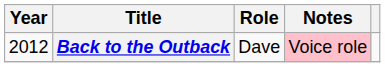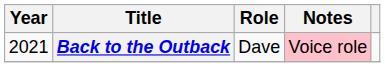(29, 47) 2012 -> (29, 47) 2021
